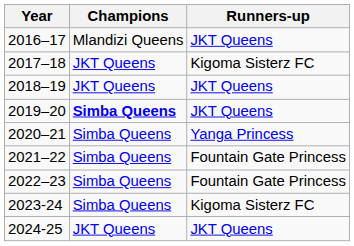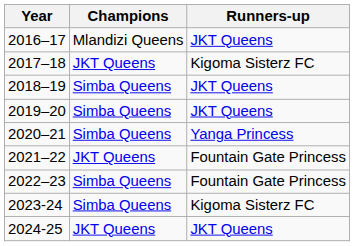(114, 87) JKT Queens -> (122, 87) Simba Queens
(124, 110) bold -> (122, 110) normal
(122, 157) Simba Queens -> (114, 157) JKT Queens
